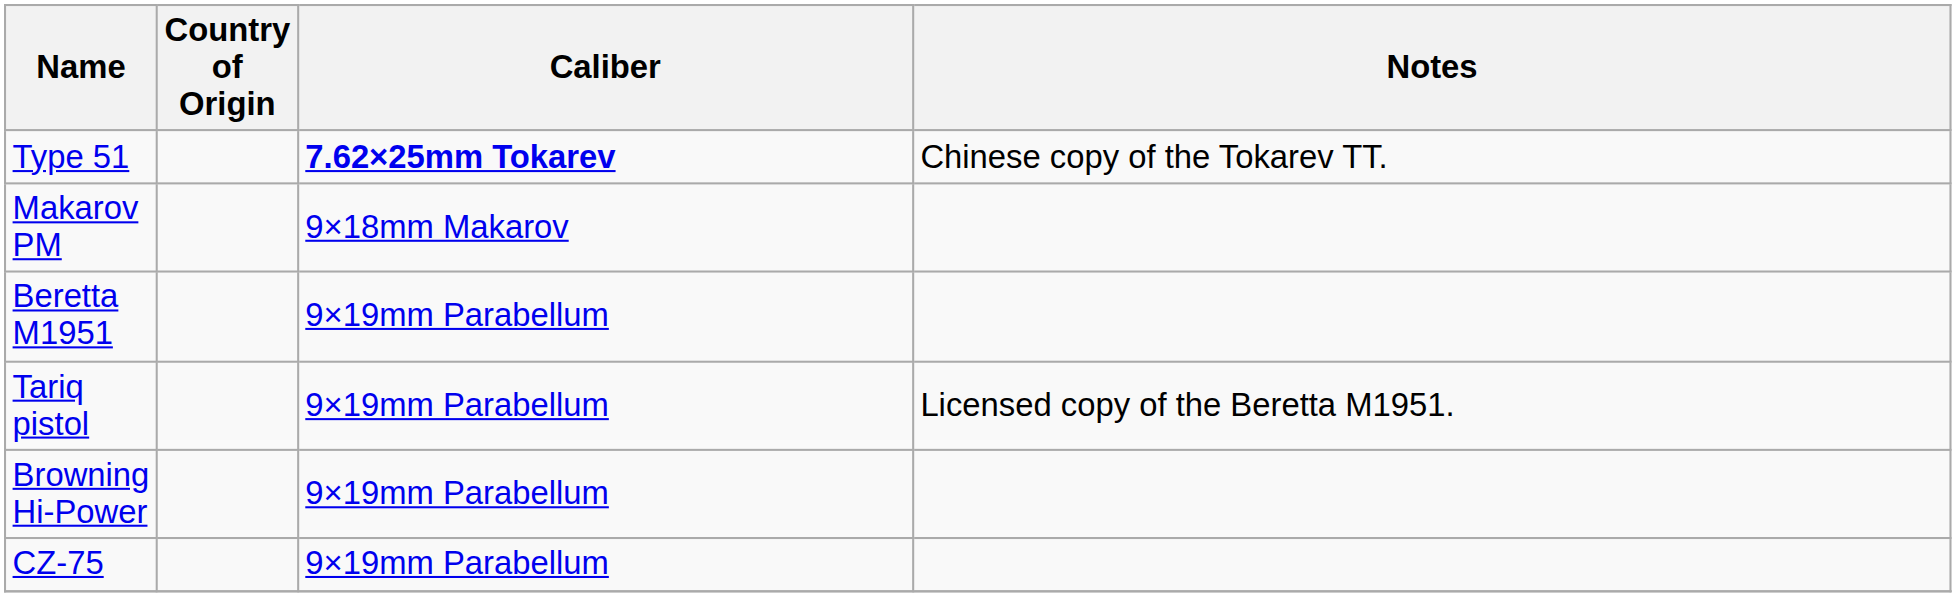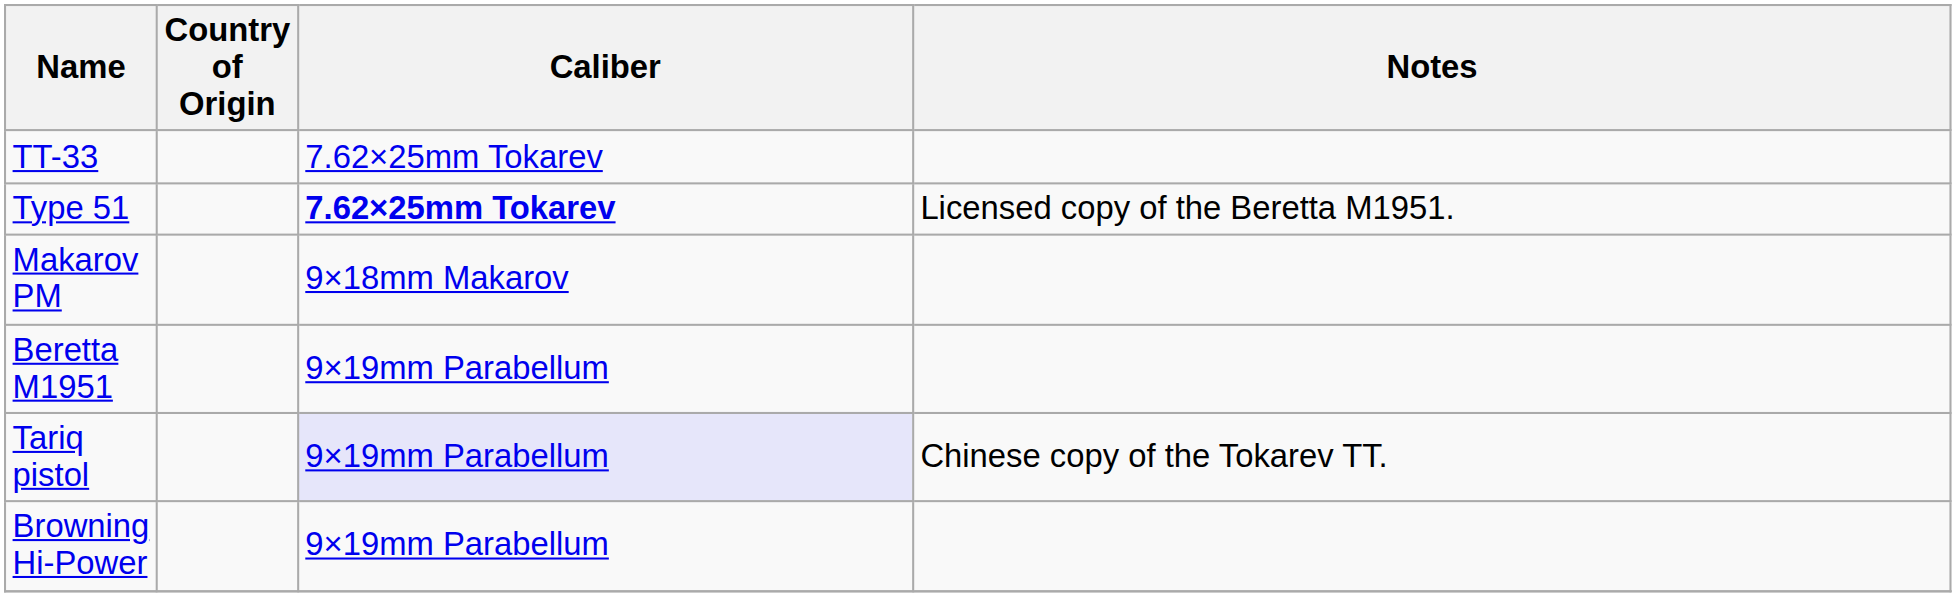+ row: (55, 156)
(1154, 156) Chinese copy of the Tokarev TT. -> (1188, 208) Licensed copy of the Beretta M1951.
(457, 404) no background -> (457, 456) lavender background
(1188, 404) Licensed copy of the Beretta M1951. -> (1154, 456) Chinese copy of the Tokarev TT.
- row: (58, 564)
